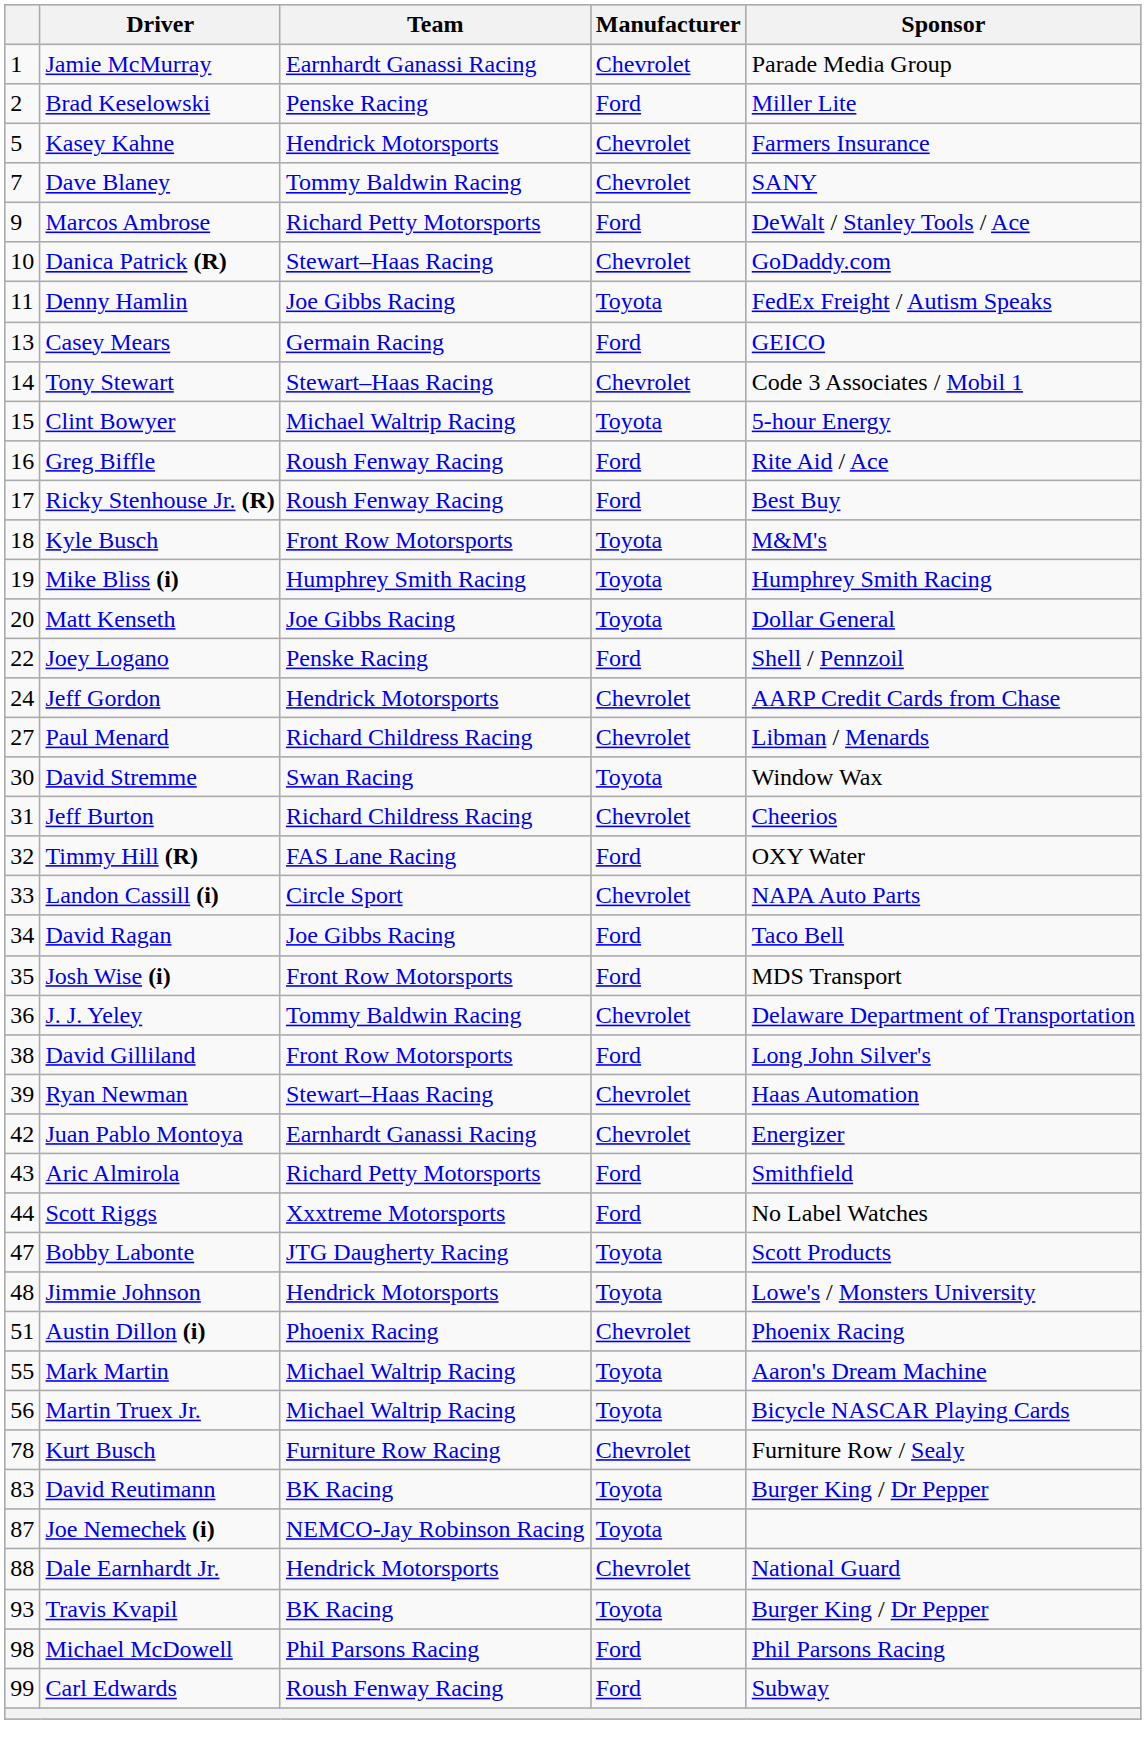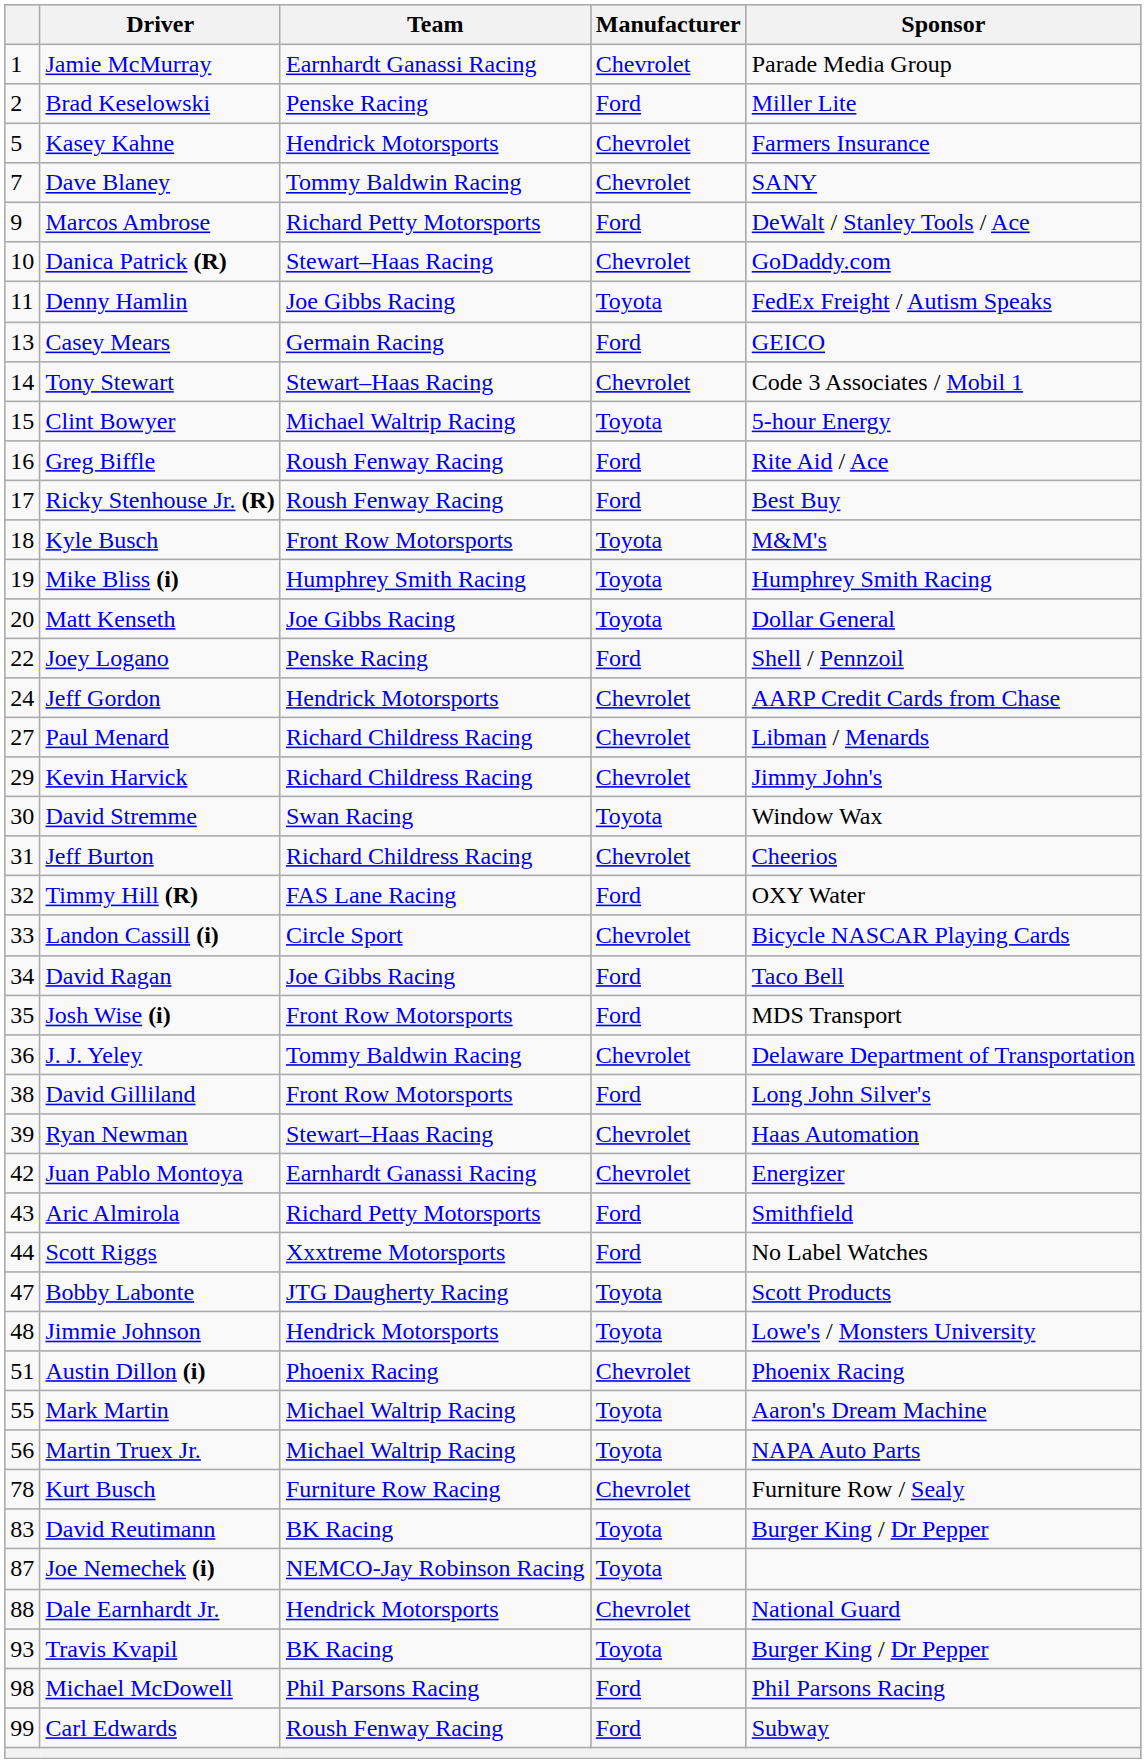+ row: (116, 776)
(836, 895) NAPA Auto Parts -> (911, 935) Bicycle NASCAR Playing Cards
(911, 1410) Bicycle NASCAR Playing Cards -> (836, 1450) NAPA Auto Parts
